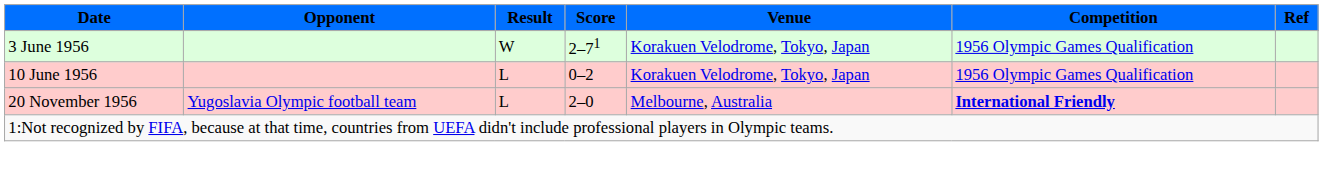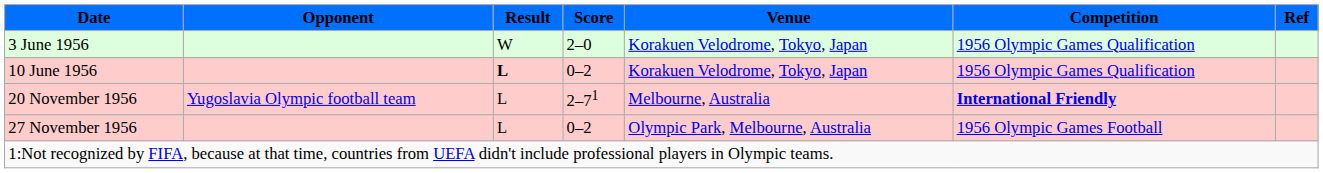(585, 46) 2–71 -> (579, 44) 2–0
(504, 74) normal -> (503, 70) bold
(581, 101) 2–0 -> (583, 99) 2–71
+ row: (73, 127)
